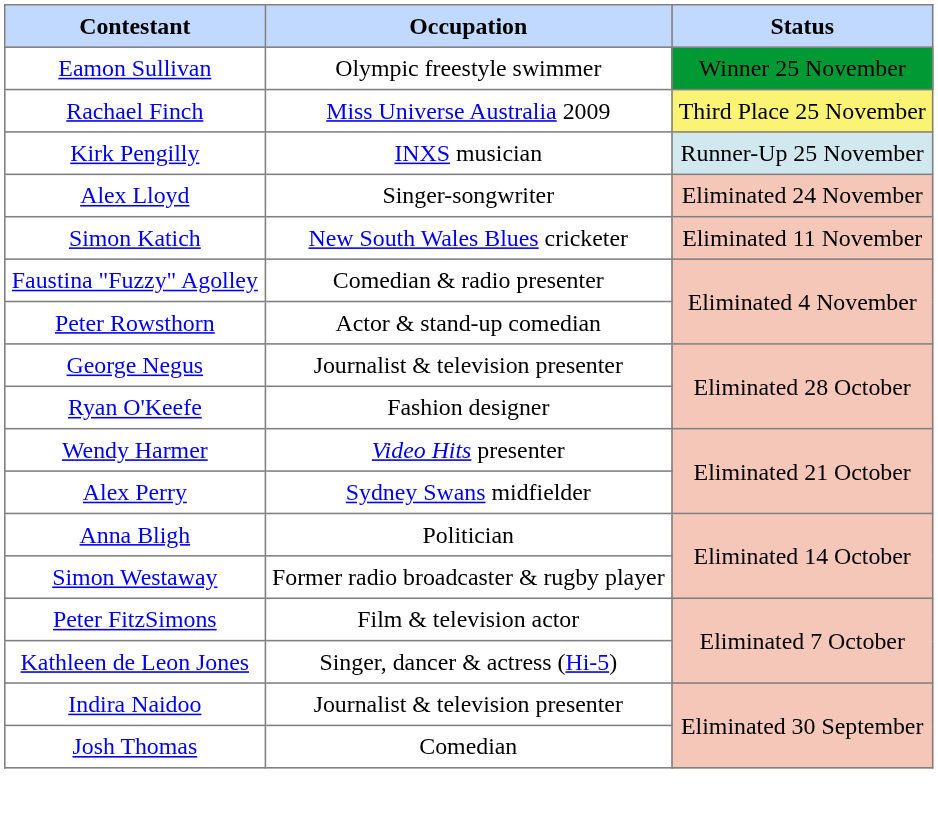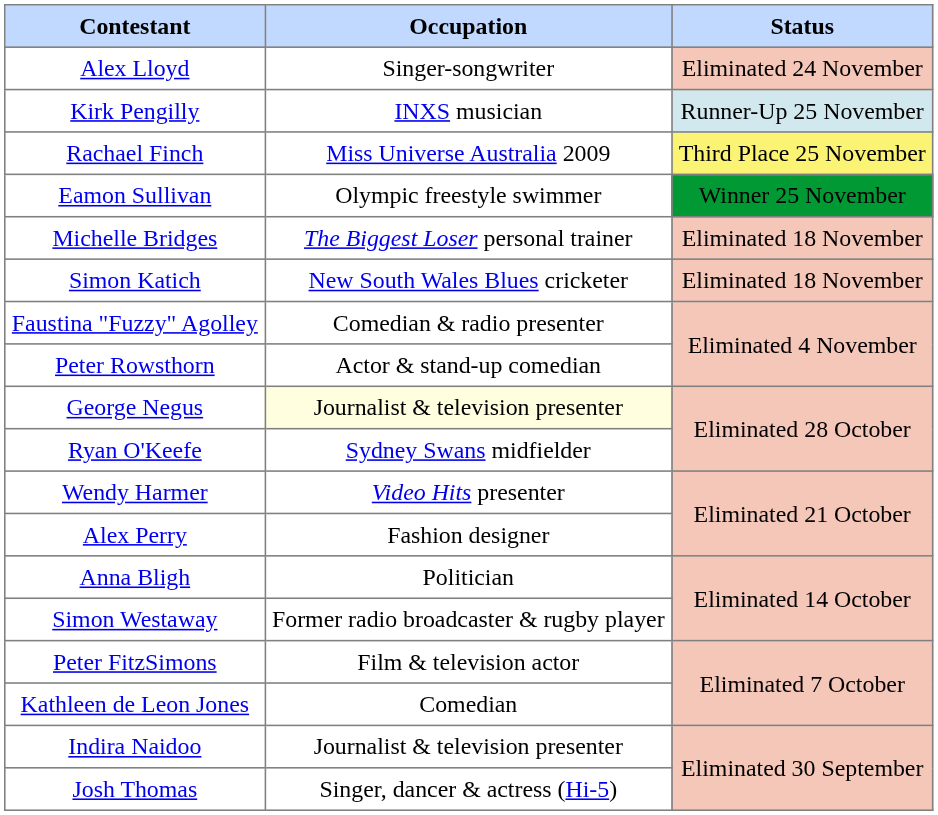rows swapped: (135, 68) <-> (135, 195)
rows swapped: (135, 152) <-> (135, 110)
+ row: (135, 237)
(802, 237) Eliminated 11 November -> (802, 280) Eliminated 18 November
(468, 364) no background -> (468, 407) lightyellow background
(468, 407) Fashion designer -> (468, 449) Sydney Swans midfielder
(468, 491) Sydney Swans midfielder -> (468, 534) Fashion designer
(468, 661) Singer, dancer & actress (Hi-5) -> (468, 703) Comedian
(468, 746) Comedian -> (468, 788) Singer, dancer & actress (Hi-5)
